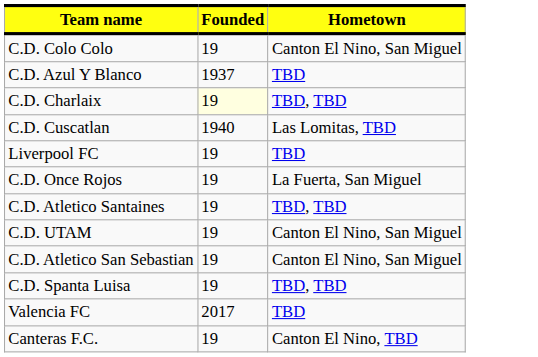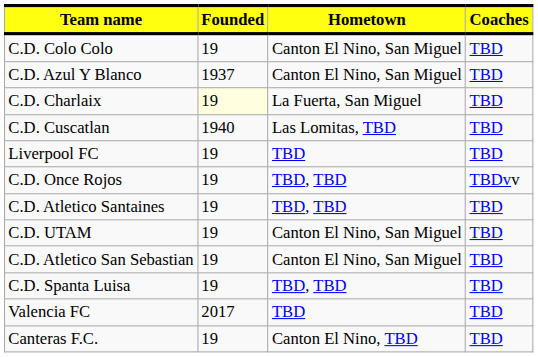+ column: (499, 19)
(289, 74) TBD -> (367, 74) Canton El Nino, San Miguel
(309, 101) TBD, TBD -> (347, 101) La Fuerta, San Miguel
(347, 180) La Fuerta, San Miguel -> (309, 180) TBD, TBD
